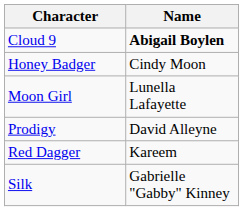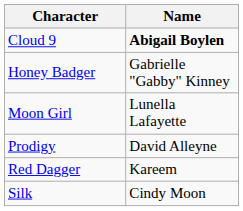(168, 64) Cindy Moon -> (180, 72) Gabrielle "Gabby" Kinney
(180, 184) Gabrielle "Gabby" Kinney -> (168, 193) Cindy Moon
